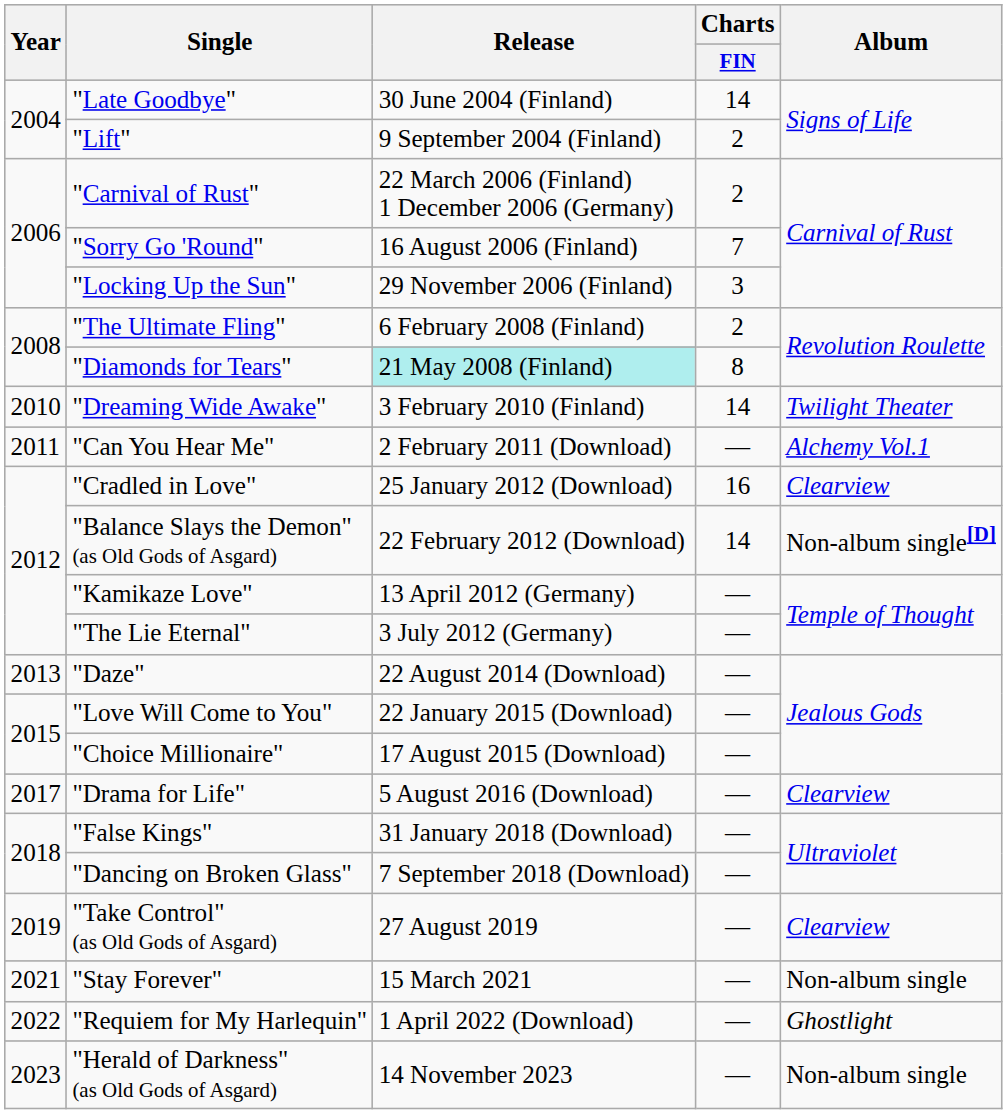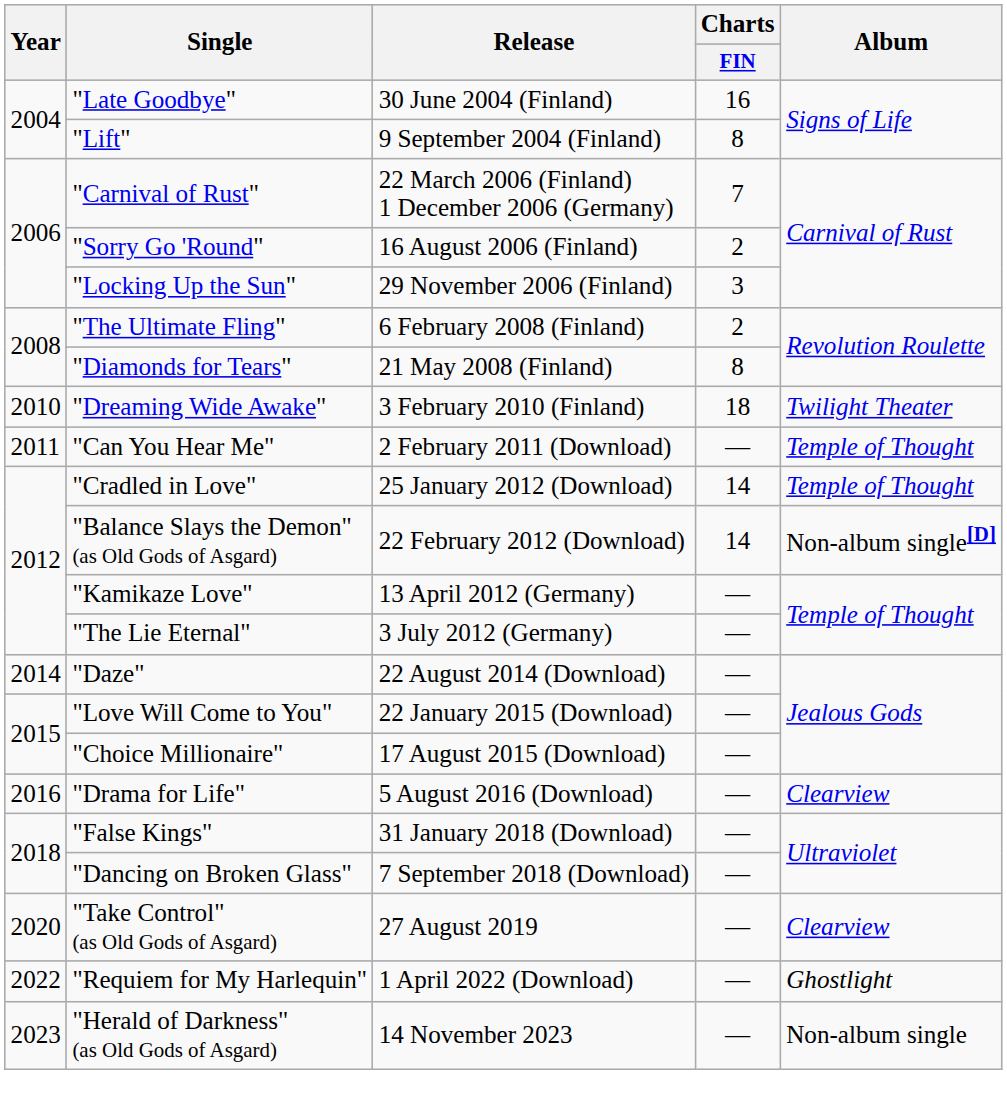(738, 99) 14 -> (738, 99) 16
(738, 139) 2 -> (738, 139) 8
(738, 193) 2 -> (738, 193) 7
(738, 247) 7 -> (738, 247) 2
(496, 366) paleturquoise background -> (496, 366) no background
(738, 406) 14 -> (738, 406) 18
(858, 446) Alchemy Vol.1 -> (880, 446) Temple of Thought
(738, 486) 16 -> (738, 486) 14
(838, 486) Clearview -> (880, 486) Temple of Thought
(36, 673) 2013 -> (36, 673) 2014
(36, 793) 2017 -> (36, 793) 2016
(36, 926) 2019 -> (36, 926) 2020
- row: (147, 980)
